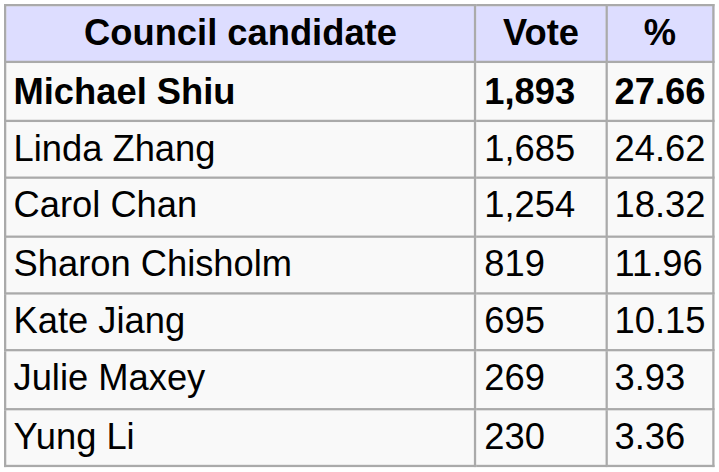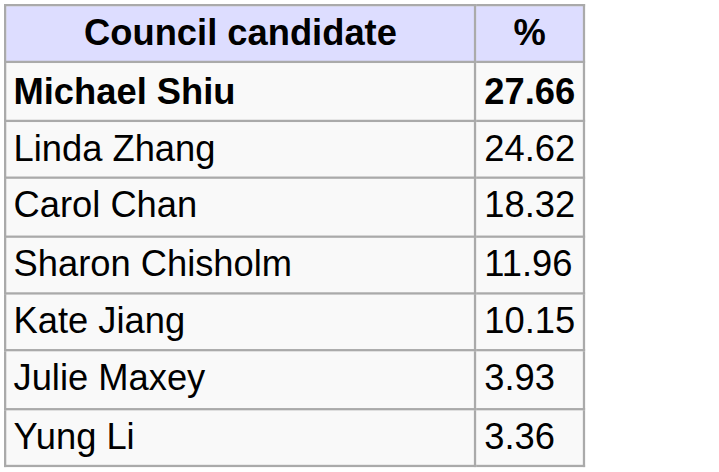- column: (541, 33)
